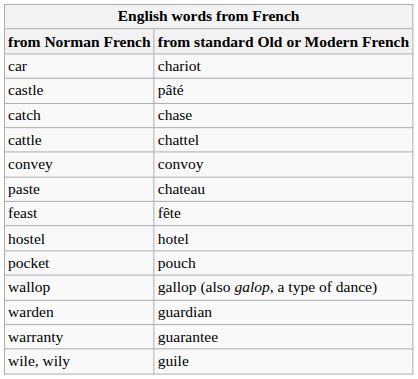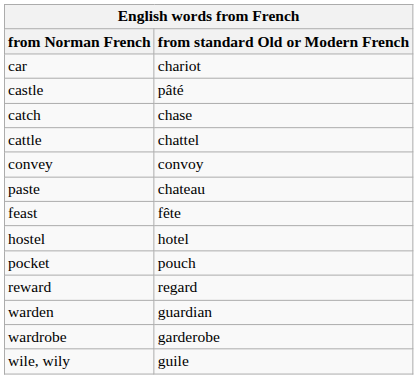+ row: (30, 287)
- row: (29, 287)
+ row: (37, 336)
- row: (36, 336)
